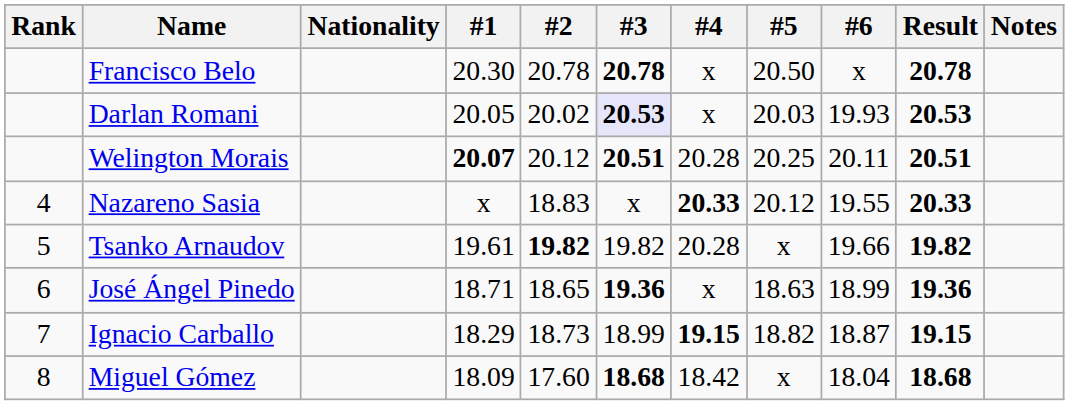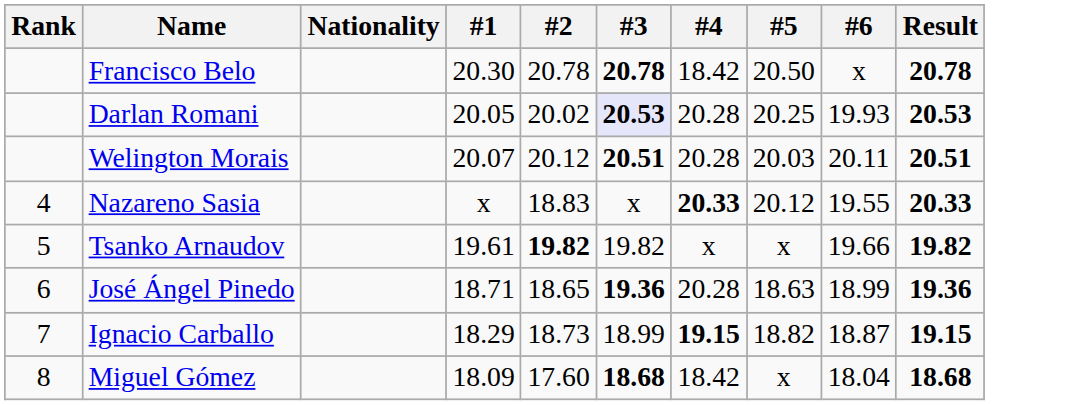- column: (1024, 26)
(709, 70) x -> (709, 70) 18.42
(709, 114) x -> (709, 114) 20.28
(784, 114) 20.03 -> (784, 114) 20.25
(484, 158) bold -> (484, 158) normal
(784, 158) 20.25 -> (784, 158) 20.03
(709, 245) 20.28 -> (709, 245) x
(709, 289) x -> (709, 289) 20.28
